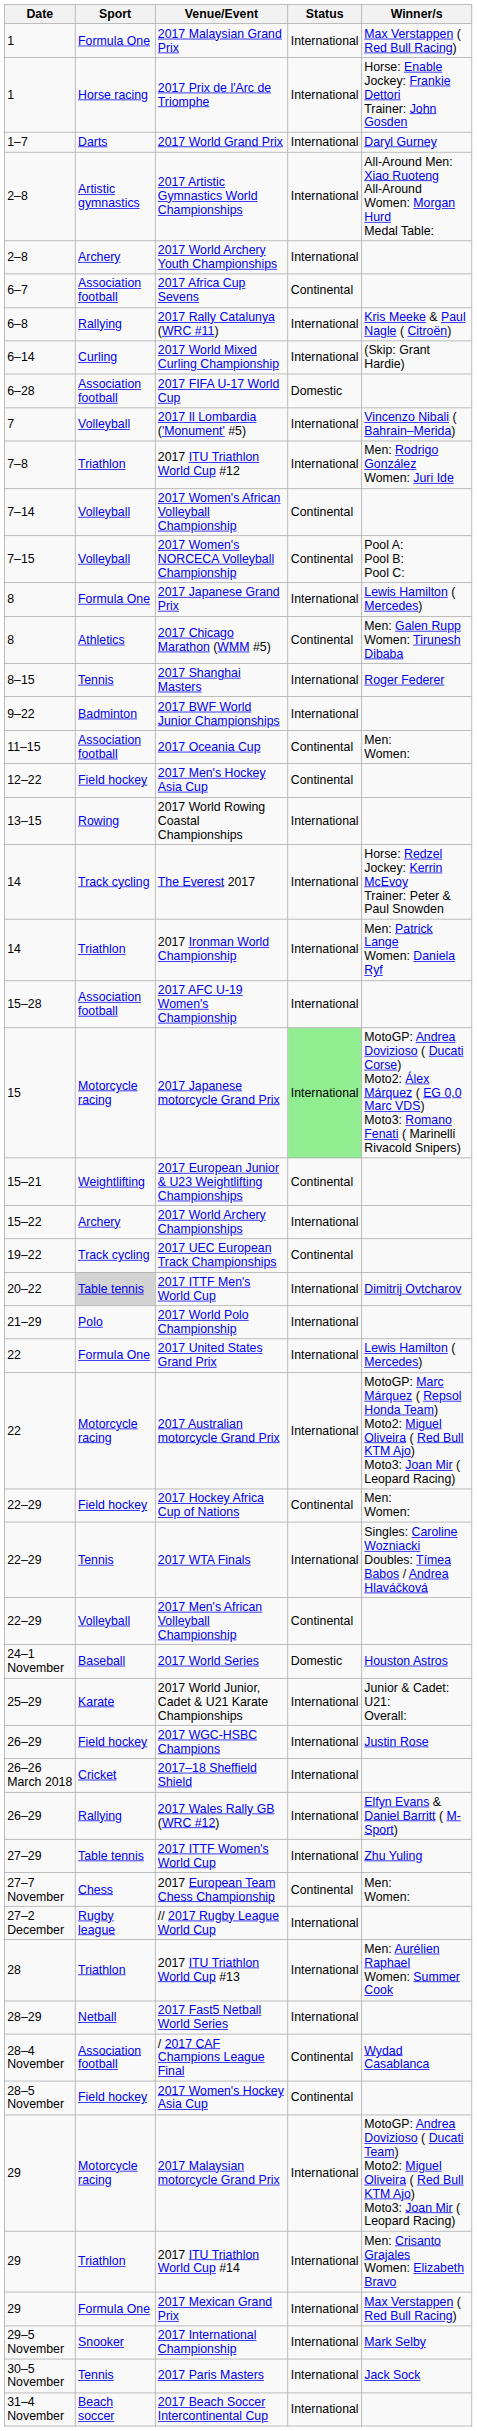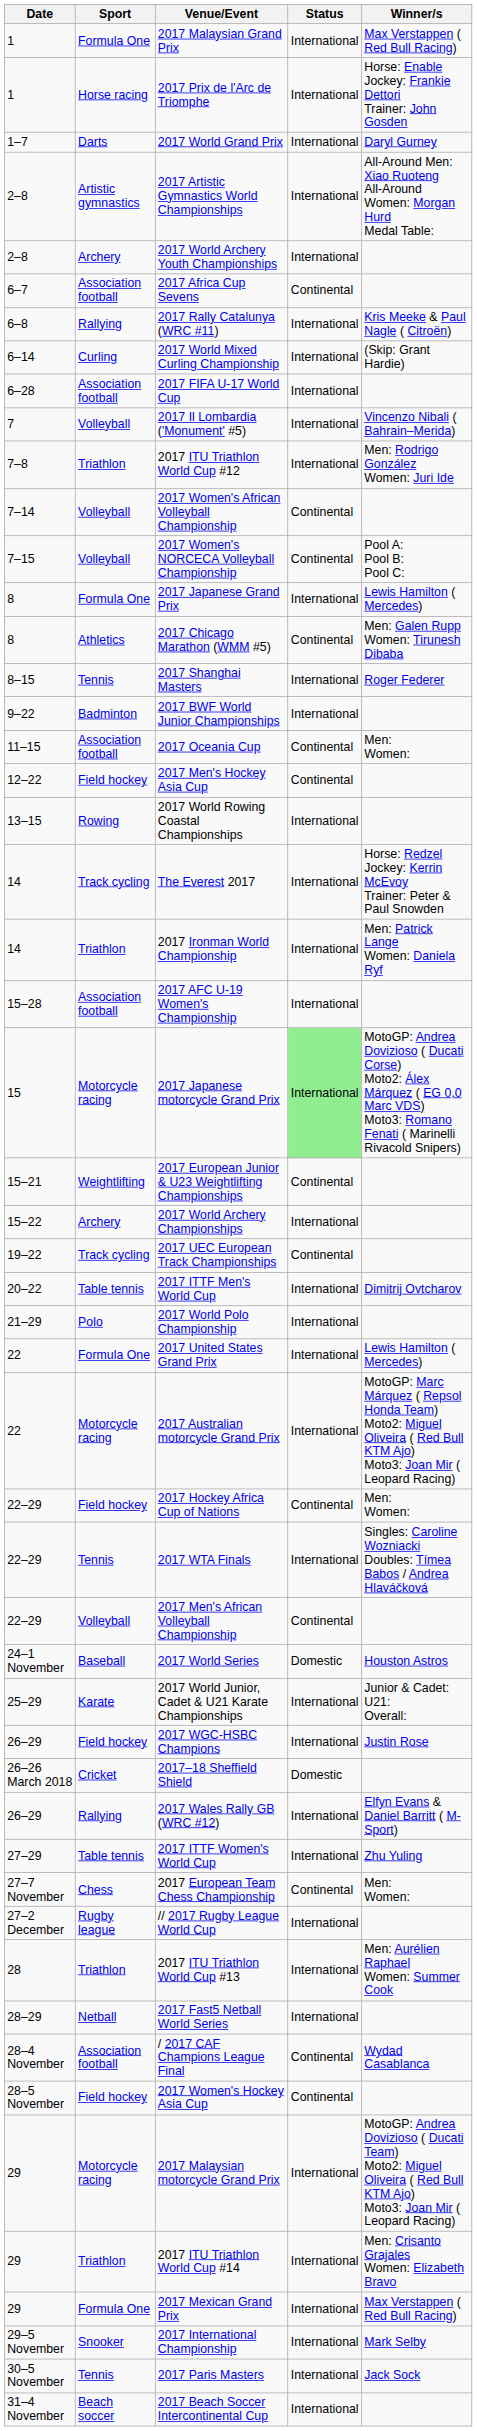(316, 391) Domestic -> (325, 391) International
(111, 1289) lightgrey background -> (111, 1289) no background
(325, 1775) International -> (316, 1775) Domestic
